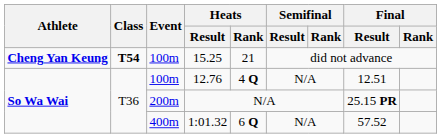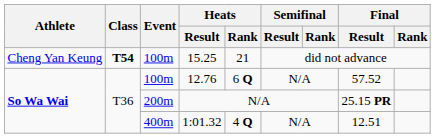(58, 58) bold -> (55, 58) normal
(248, 79) 4 Q -> (243, 79) 6 Q
(372, 79) 12.51 -> (366, 79) 57.52
(248, 122) 6 Q -> (243, 122) 4 Q
(372, 122) 57.52 -> (366, 122) 12.51
